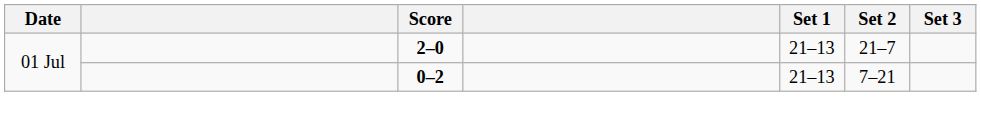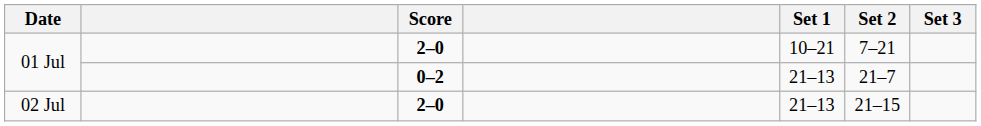(812, 47) 21–13 -> (812, 47) 10–21
(877, 47) 21–7 -> (877, 47) 7–21
(877, 76) 7–21 -> (877, 76) 21–7
+ row: (43, 105)
